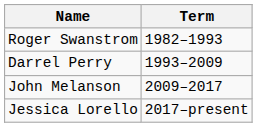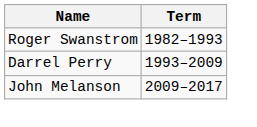- row: (73, 110)
